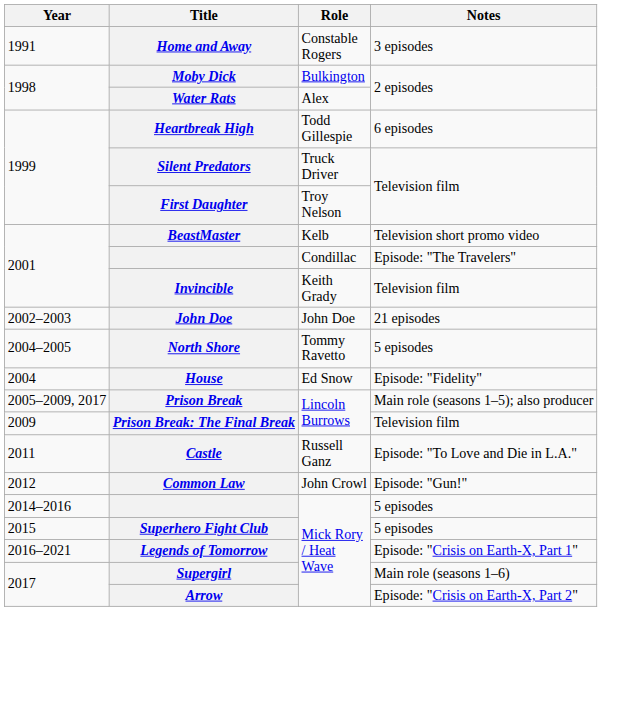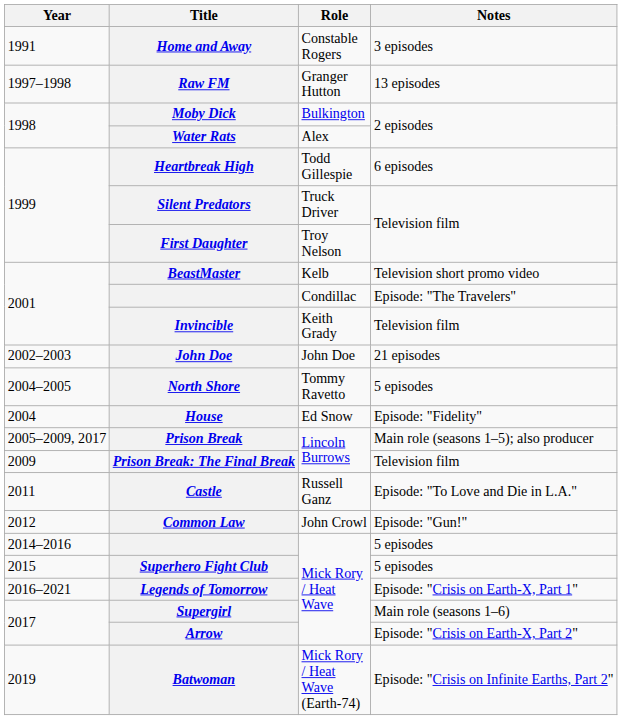+ row: (204, 84)
+ row: (204, 679)
